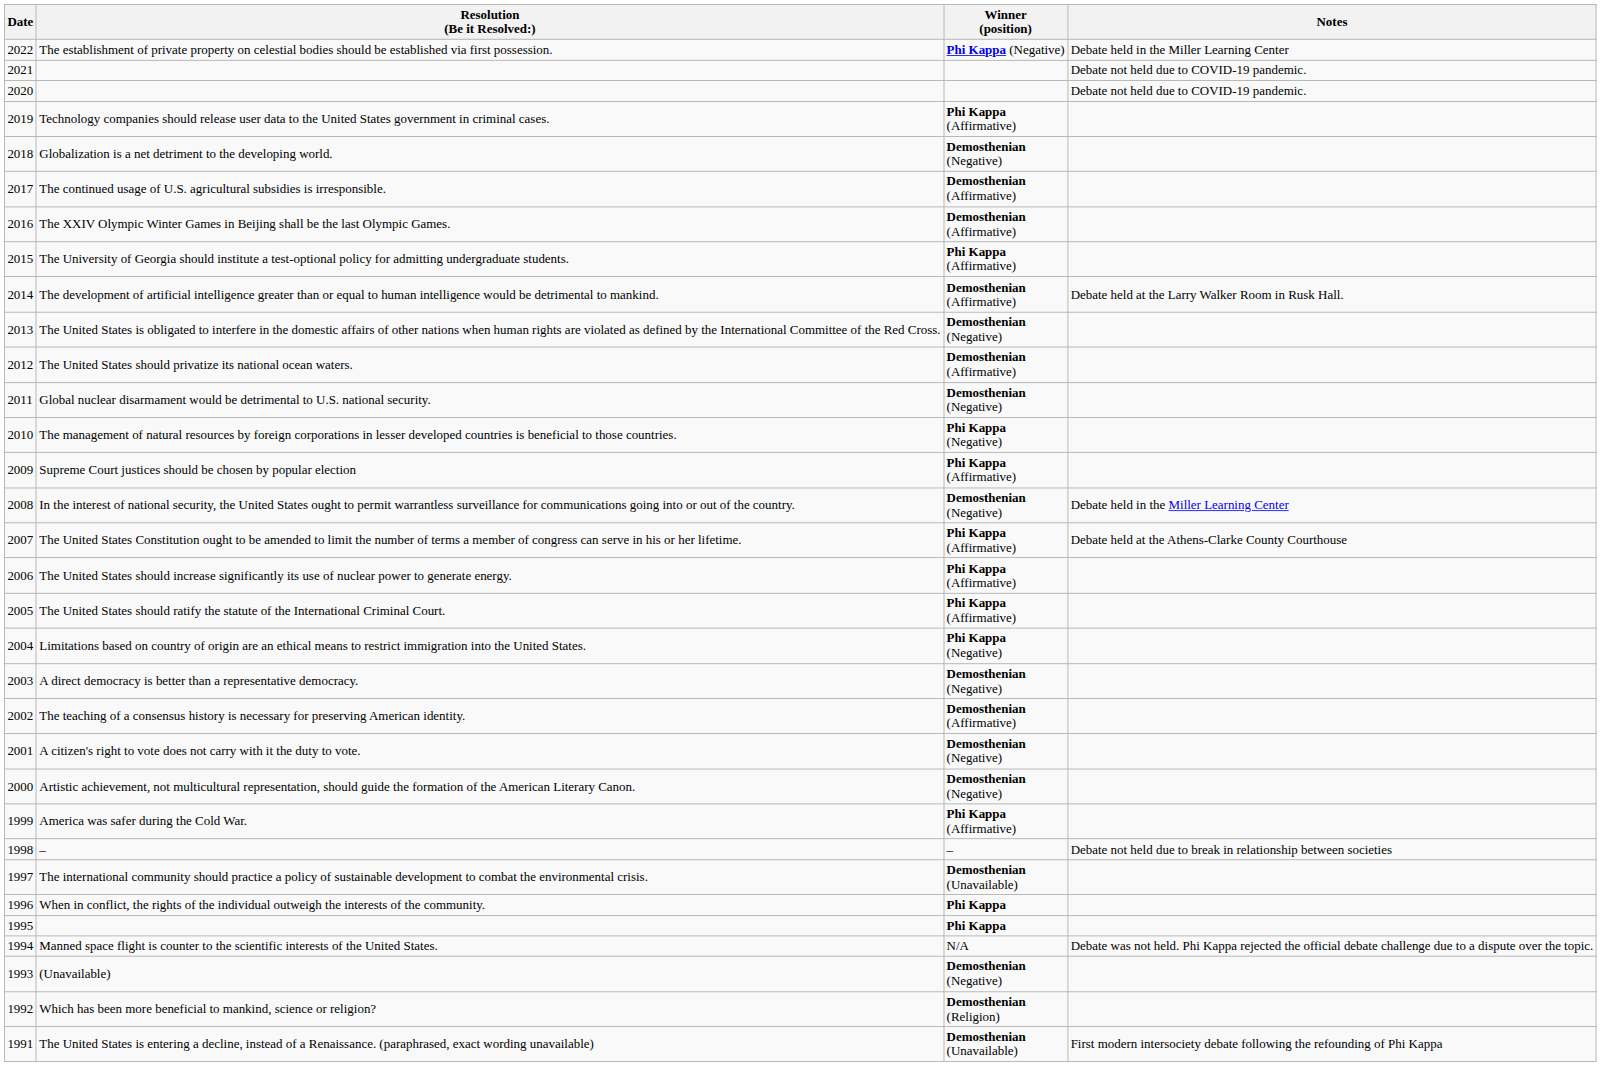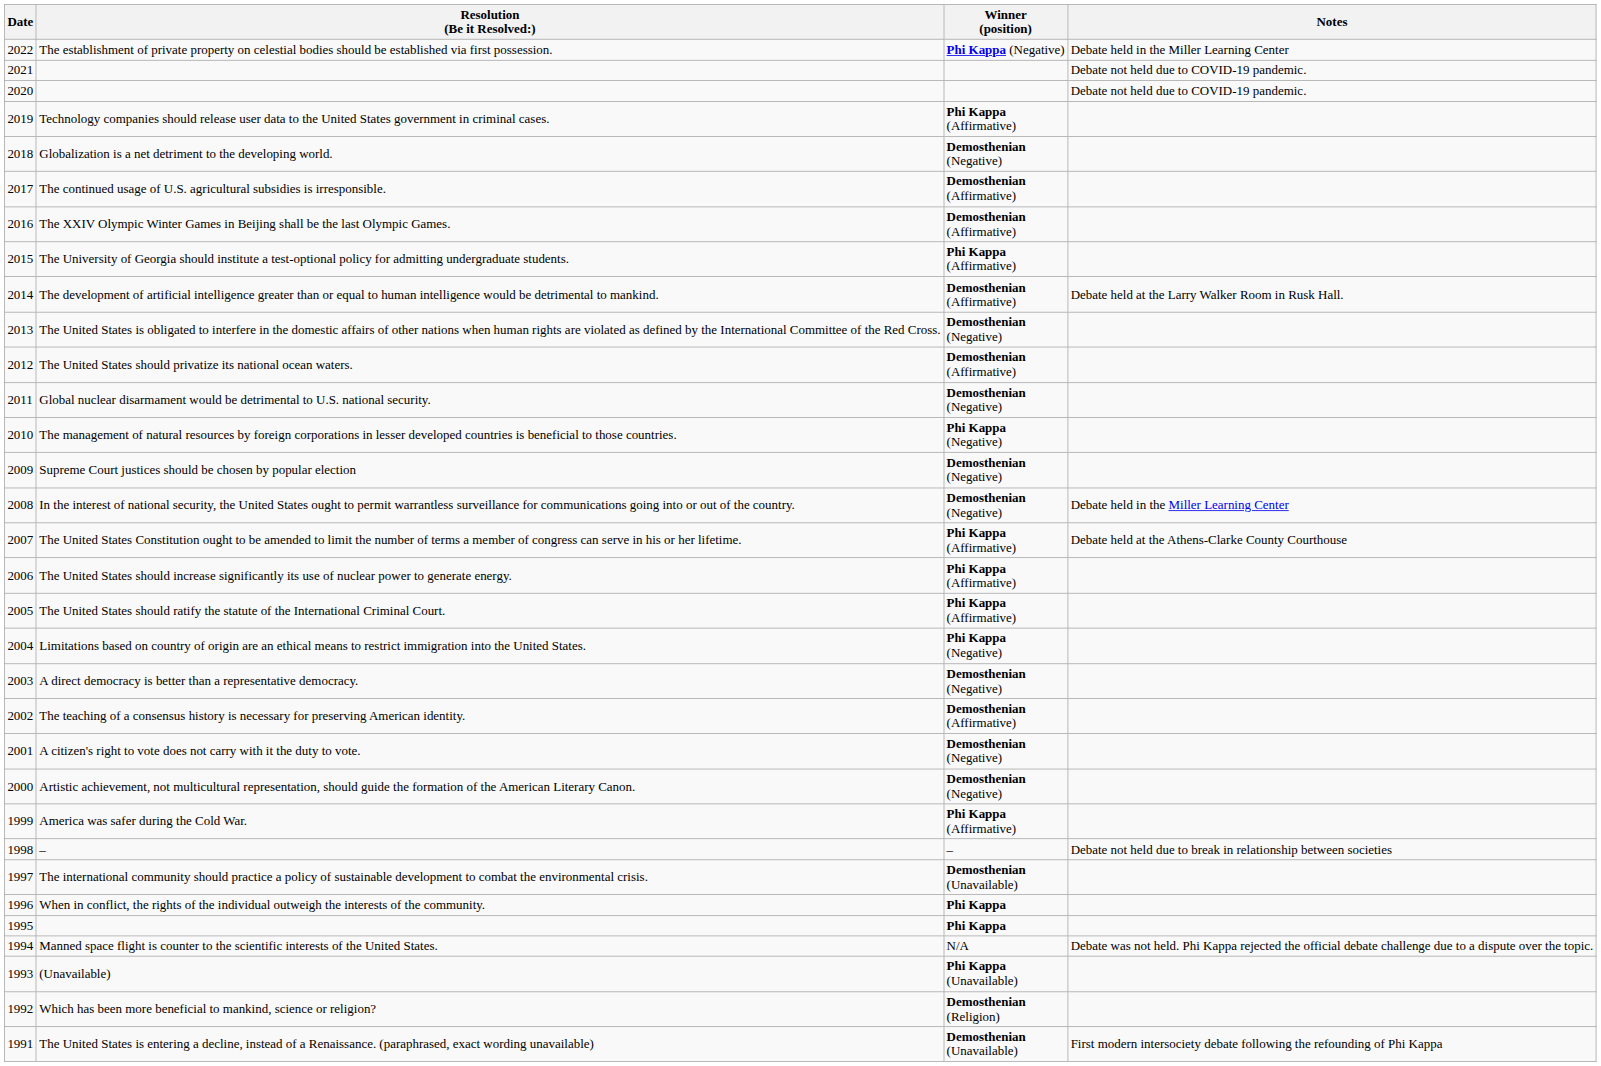(981, 470) Phi Kappa (Affirmative) -> (986, 470) Demosthenian (Negative)
(986, 974) Demosthenian (Negative) -> (982, 974) Phi Kappa (Unavailable)
